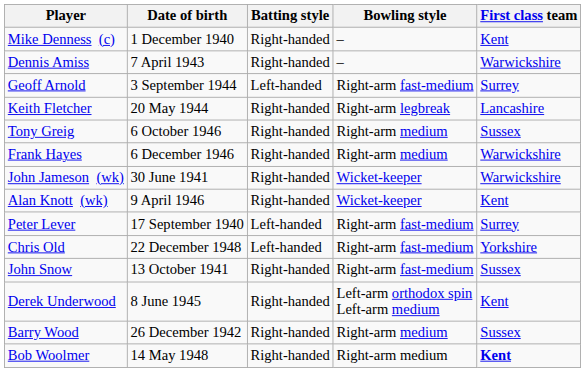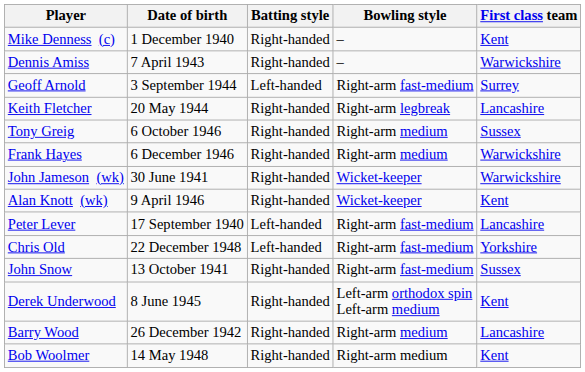(500, 223) Surrey -> (512, 223) Lancashire
(501, 332) Sussex -> (512, 332) Lancashire
(496, 355) bold -> (494, 355) normal
